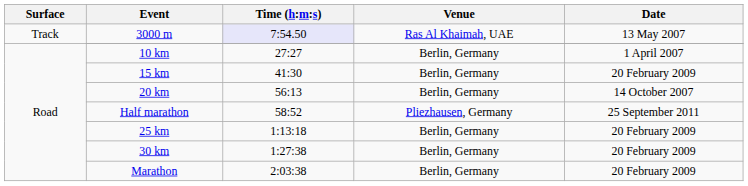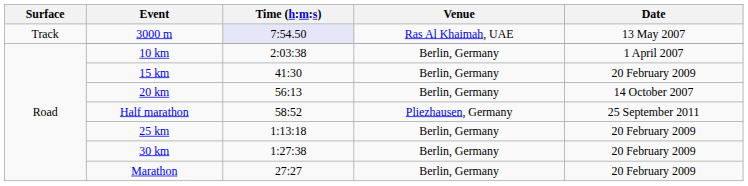(288, 53) 27:27 -> (288, 53) 2:03:38
(288, 170) 2:03:38 -> (288, 170) 27:27
